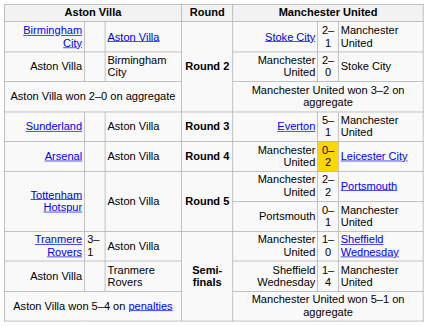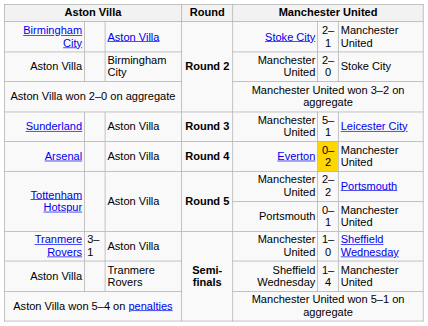(296, 126) Everton -> (287, 126) Manchester United
(370, 126) Manchester United -> (374, 126) Leicester City
(287, 156) Manchester United -> (296, 156) Everton
(374, 156) Leicester City -> (370, 156) Manchester United
